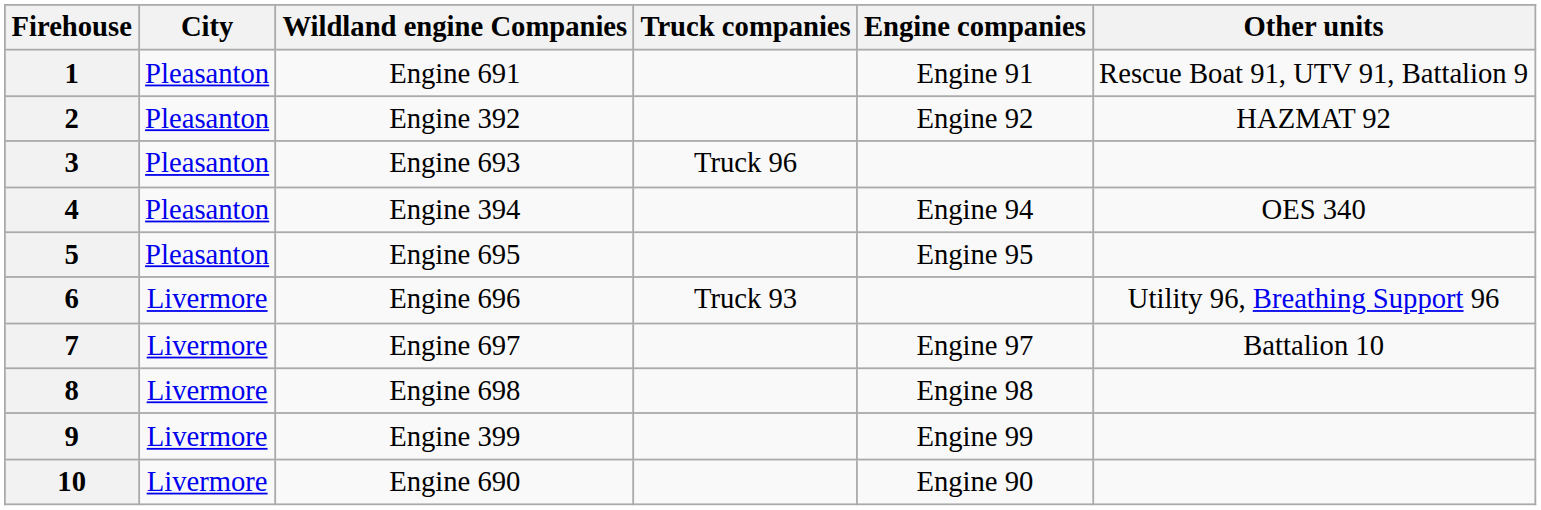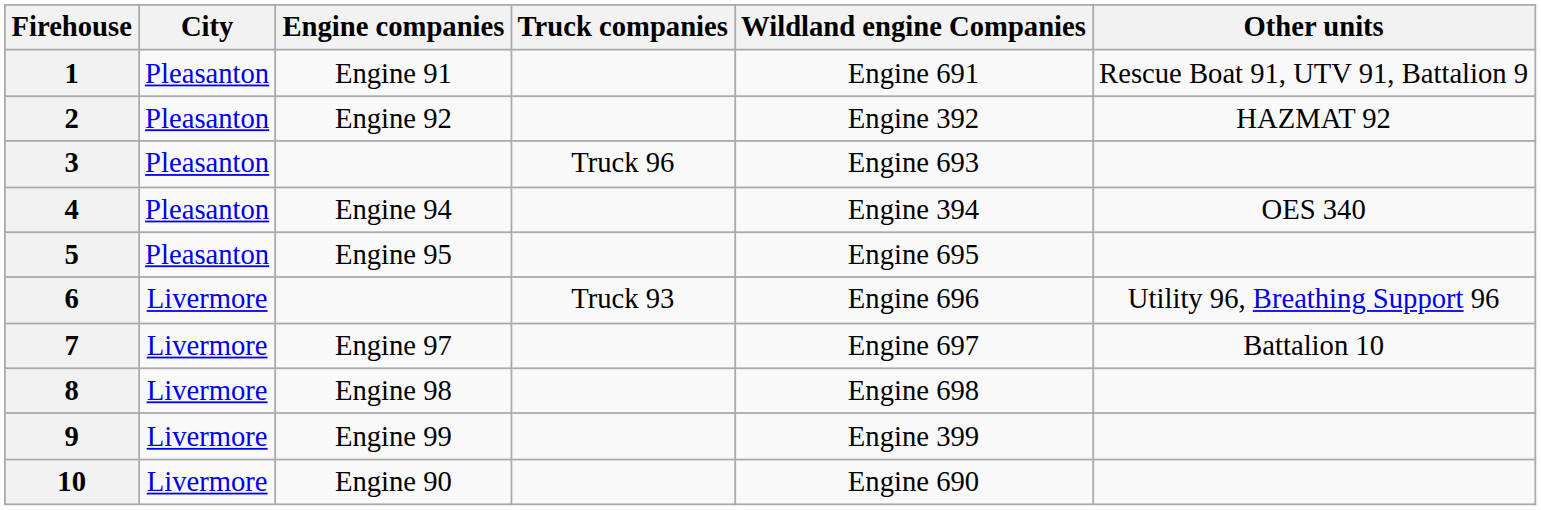columns swapped: (975, 27) <-> (455, 27)
